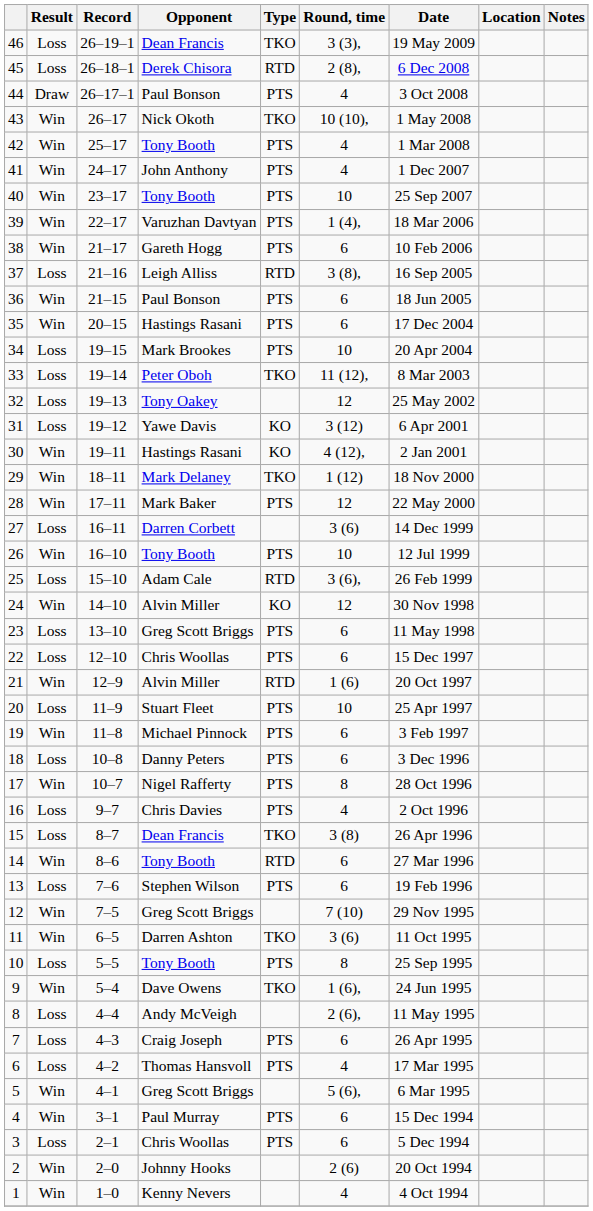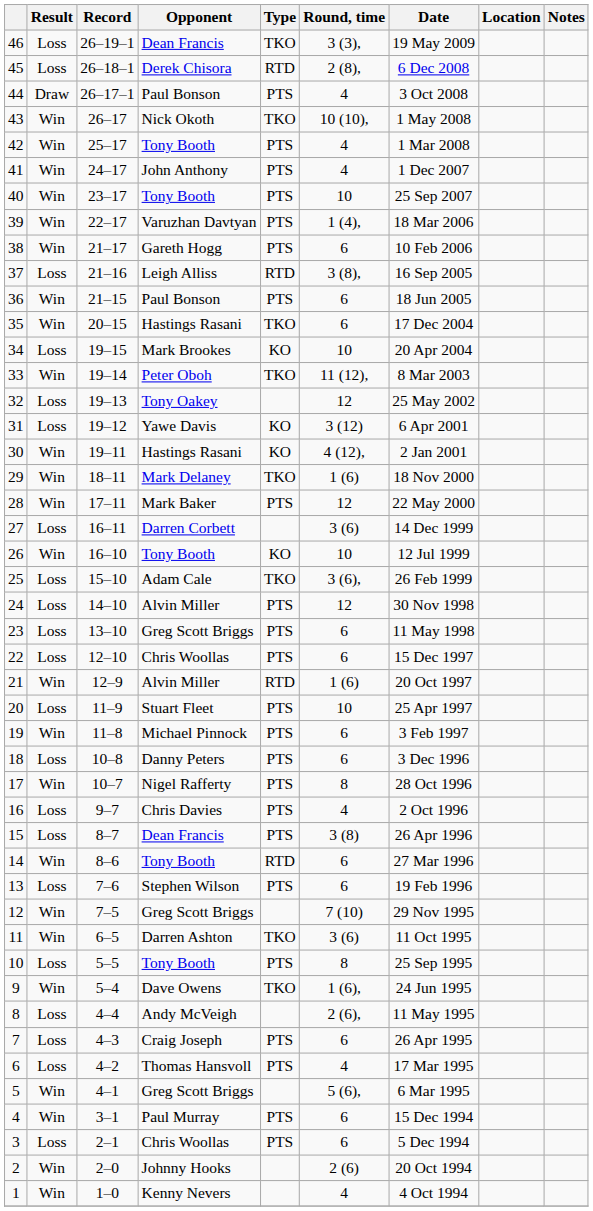(280, 324) PTS -> (280, 324) TKO
(280, 349) PTS -> (280, 349) KO
(52, 375) Loss -> (52, 375) Win
(344, 477) 1 (12) -> (344, 477) 1 (6)
(280, 554) PTS -> (280, 554) KO
(280, 579) RTD -> (280, 579) TKO
(52, 605) Win -> (52, 605) Loss
(280, 605) KO -> (280, 605) PTS
(280, 835) TKO -> (280, 835) PTS
